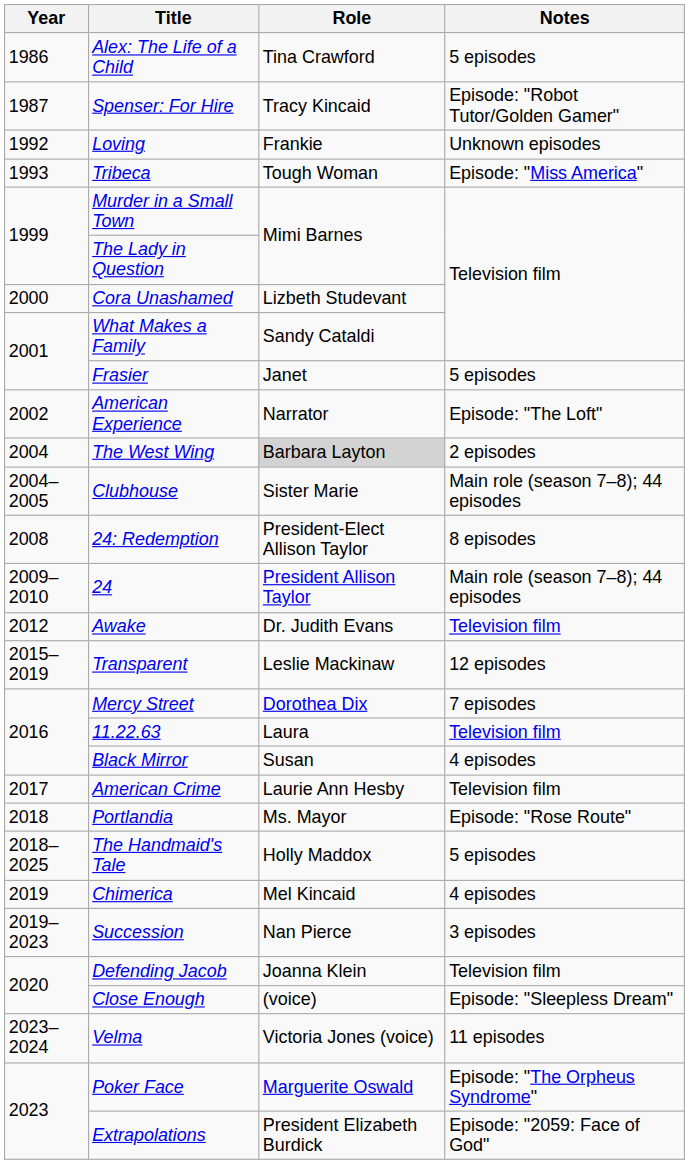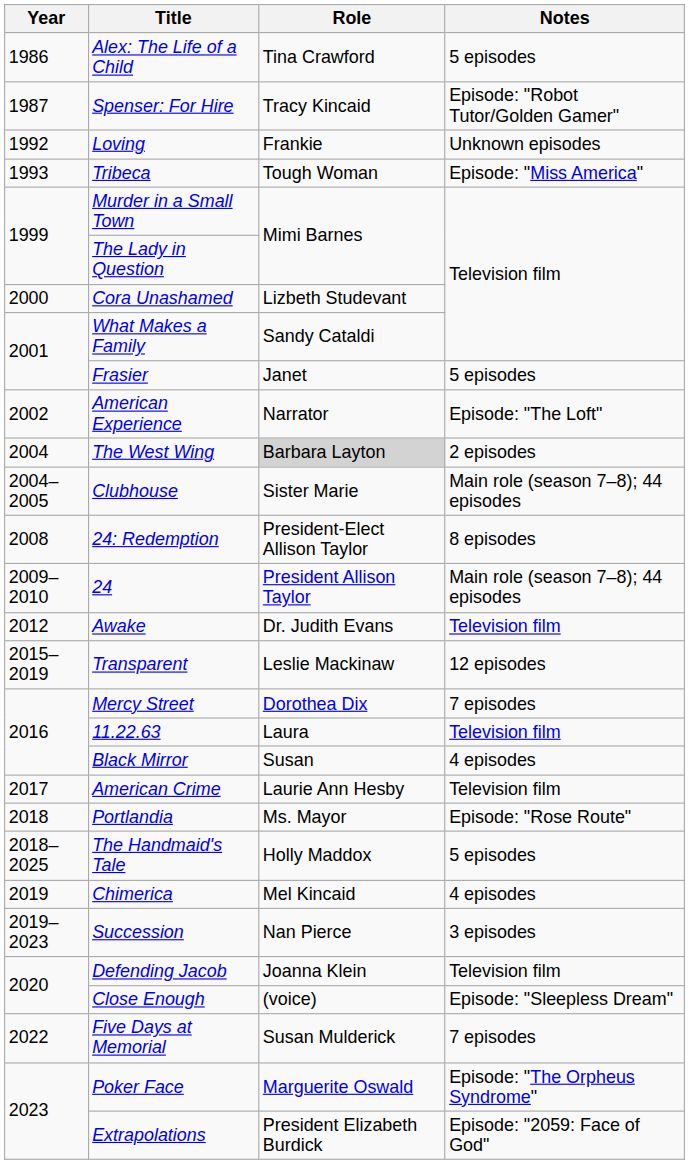+ row: (142, 1038)
- row: (117, 1038)
